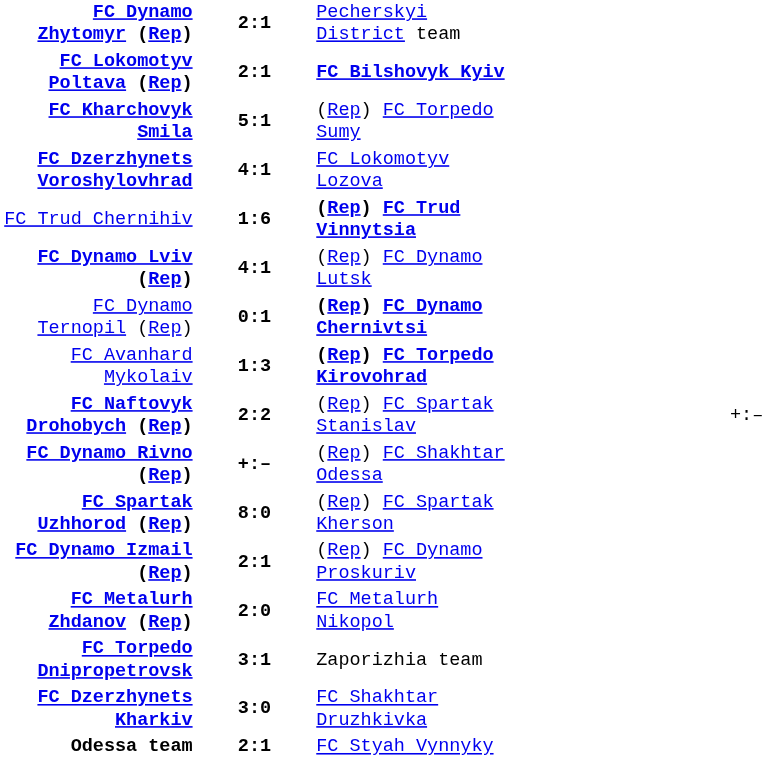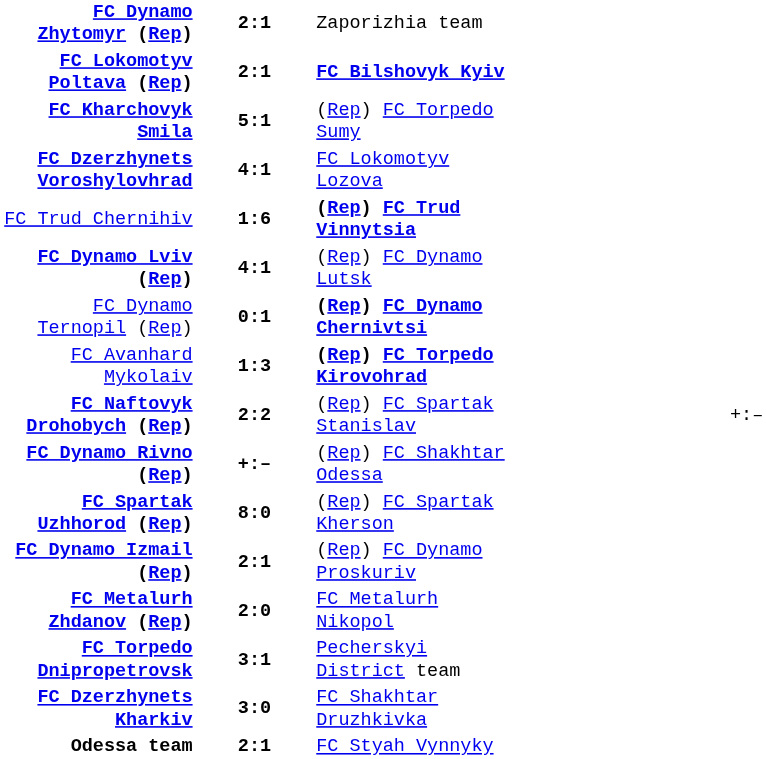(388, 23) Pecherskyi District team -> (399, 23) Zaporizhia team
(399, 660) Zaporizhia team -> (388, 660) Pecherskyi District team
